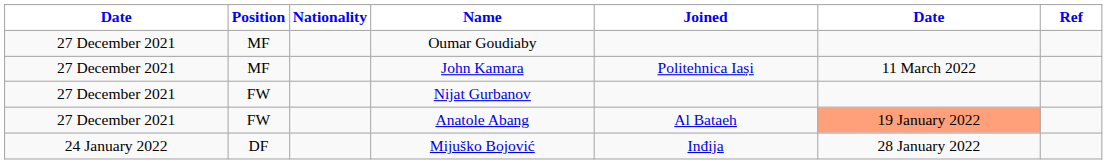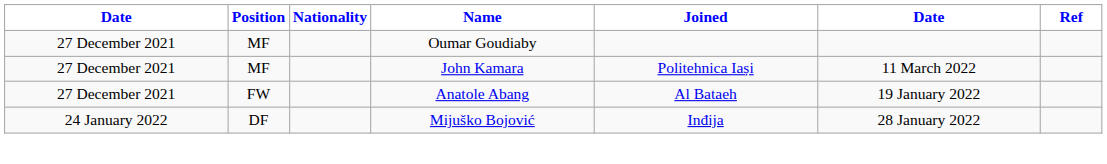- row: (482, 94)
(929, 120) lightsalmon background -> (929, 94) no background
